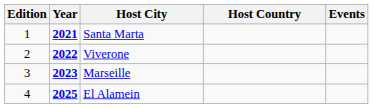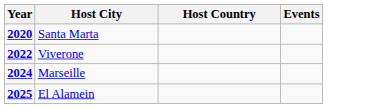- column: (27, 14)
(65, 34) 2021 -> (20, 34) 2020
(65, 73) 2023 -> (20, 73) 2024
